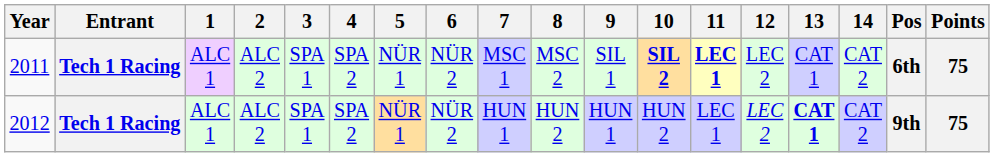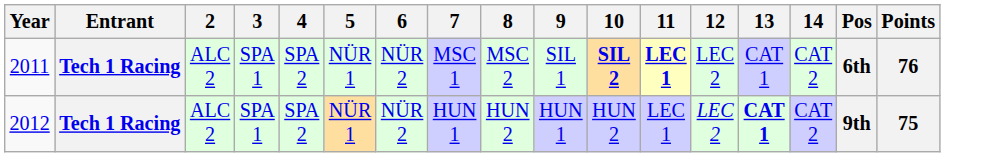- column: (210, 21)
(958, 66) 75 -> (908, 66) 76
